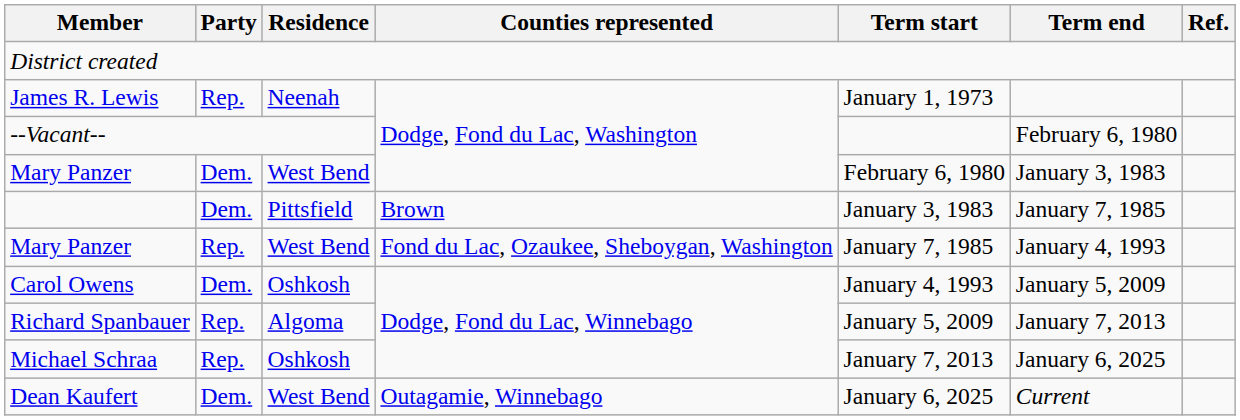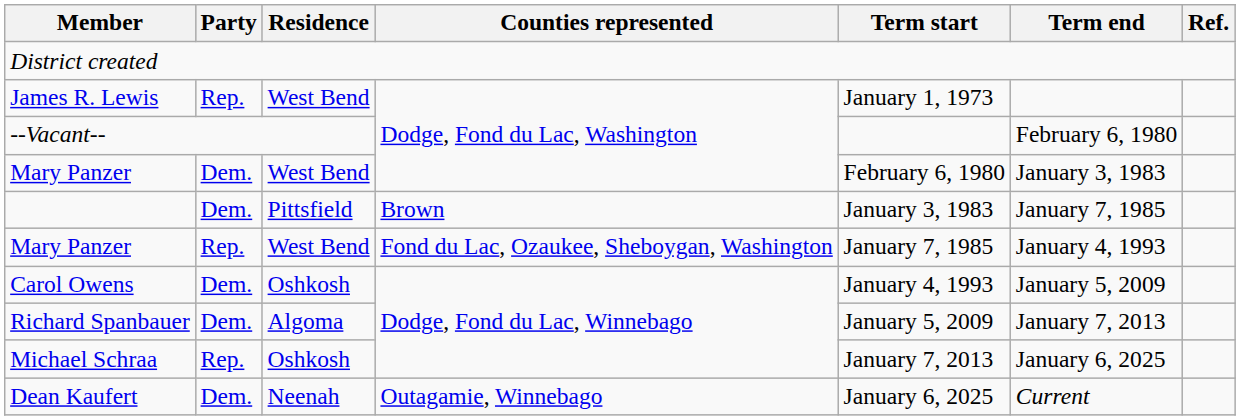(304, 97) Neenah -> (319, 97) West Bend
(223, 321) Rep. -> (226, 321) Dem.
(319, 396) West Bend -> (304, 396) Neenah
